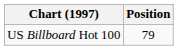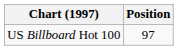(148, 34) 79 -> (148, 34) 97
